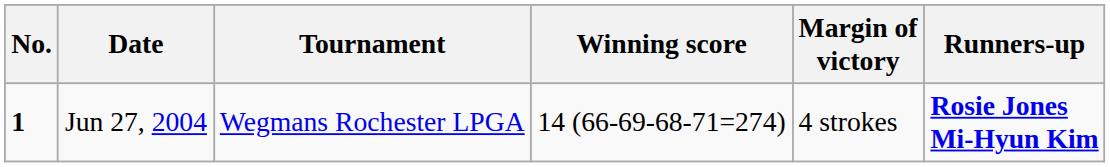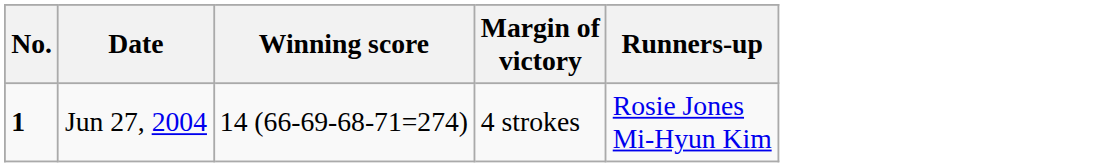- column: (372, 43)
(1015, 122) bold -> (692, 122) normal
